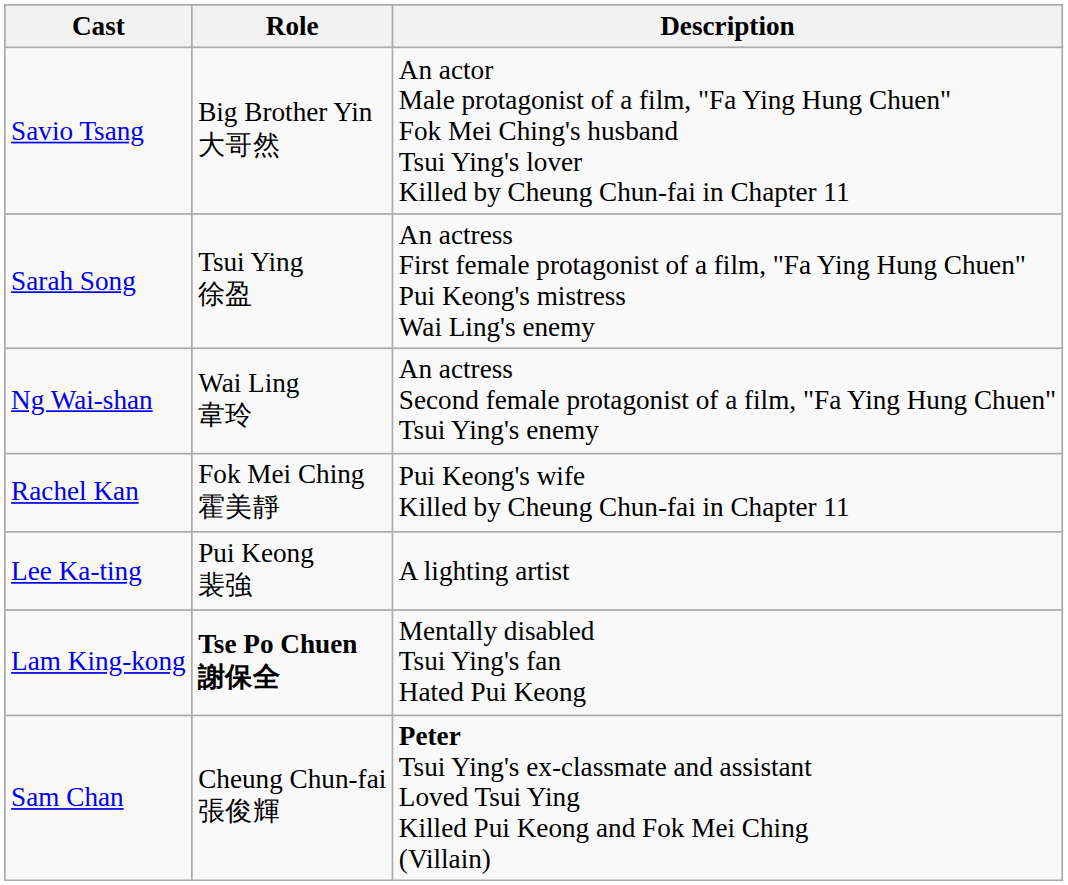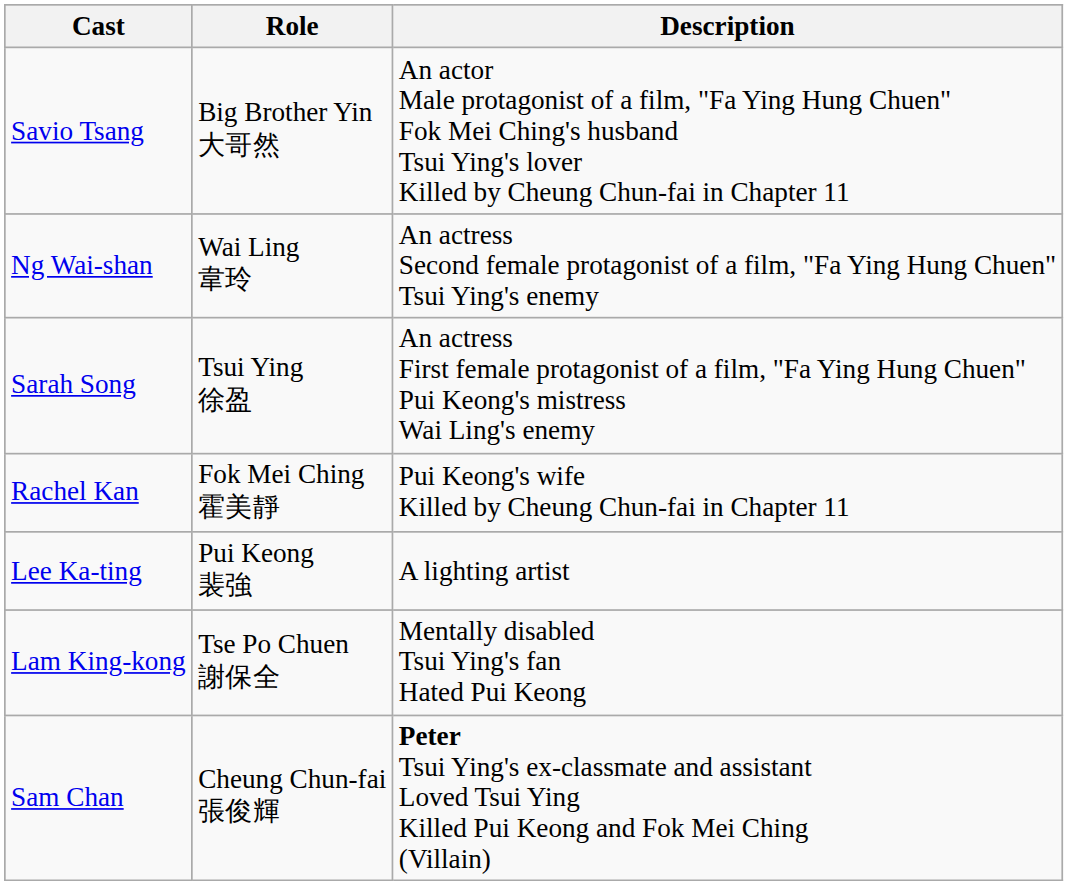rows swapped: (73, 280) <-> (82, 400)
(278, 660) bold -> (274, 660) normal
